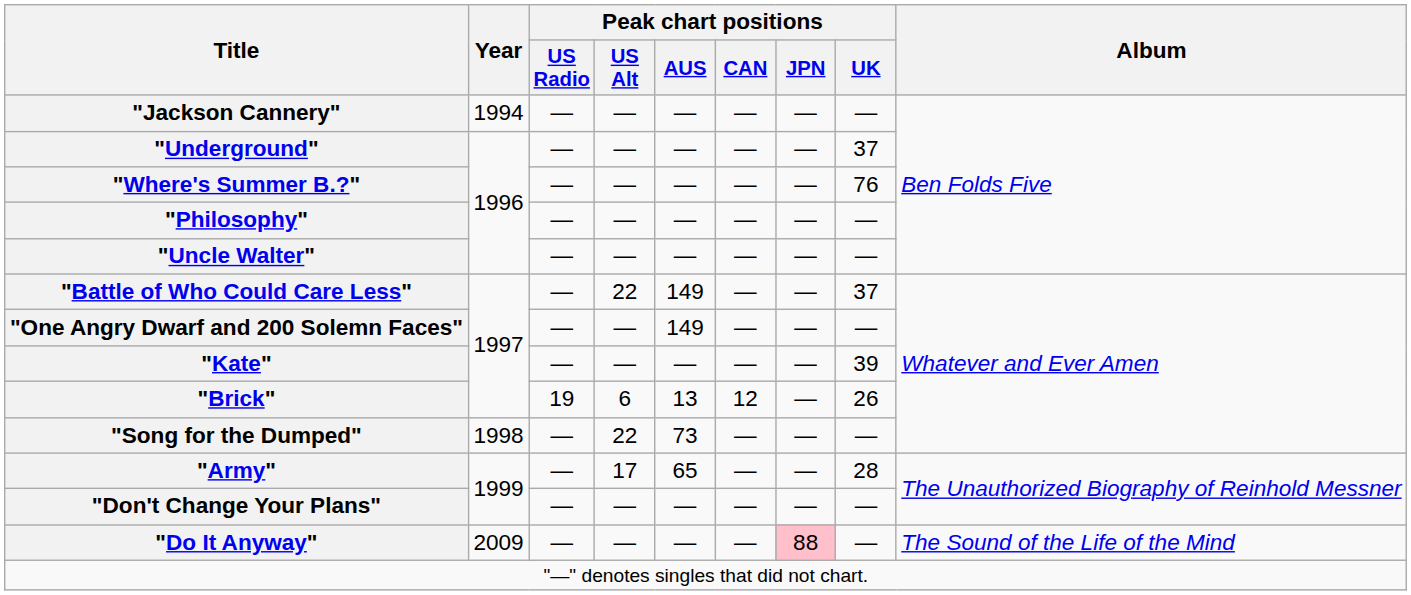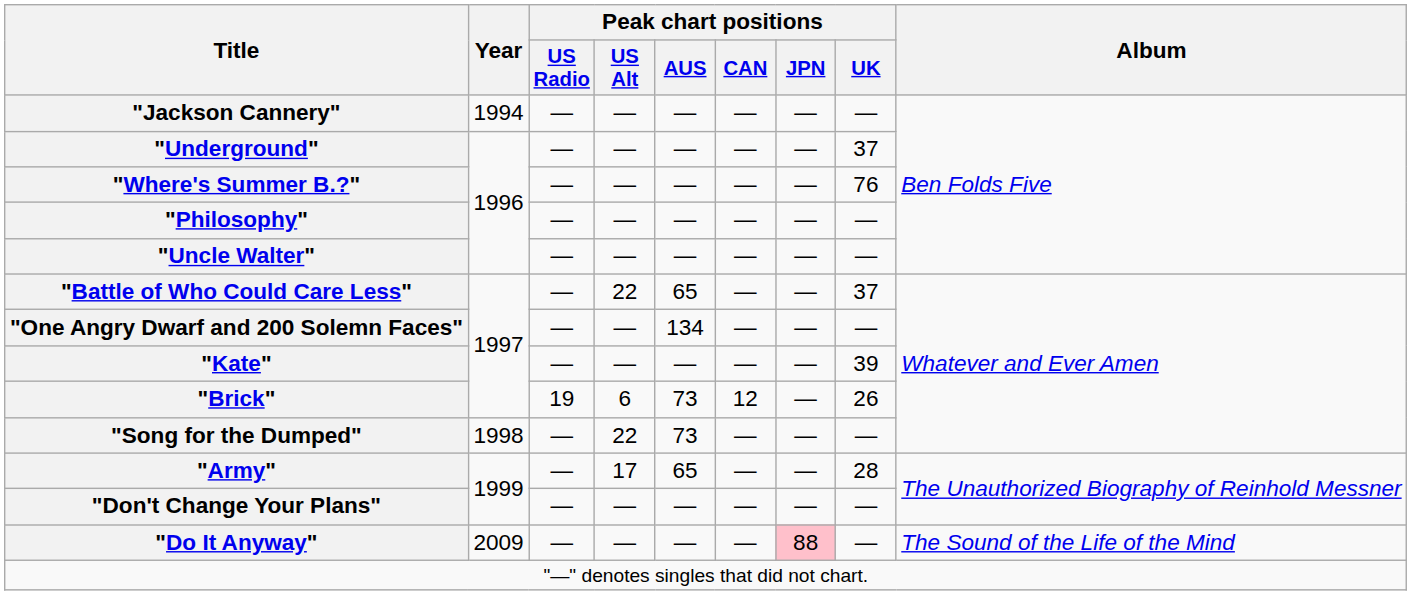(685, 291) 149 -> (685, 291) 65
(685, 327) 149 -> (685, 327) 134
(685, 399) 13 -> (685, 399) 73
